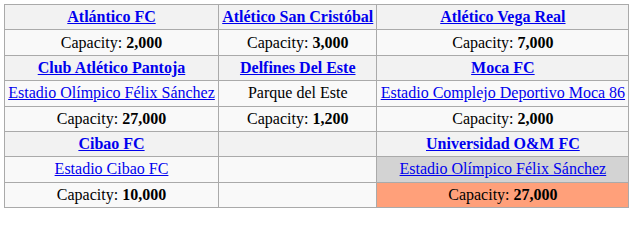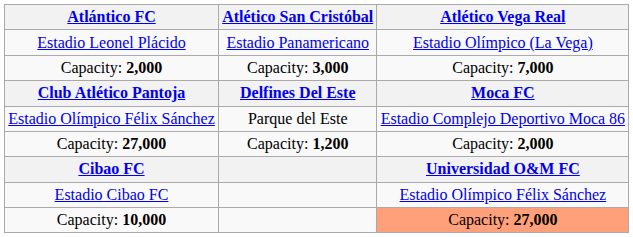+ row: (112, 42)
(503, 169) lightgrey background -> (503, 194) no background
